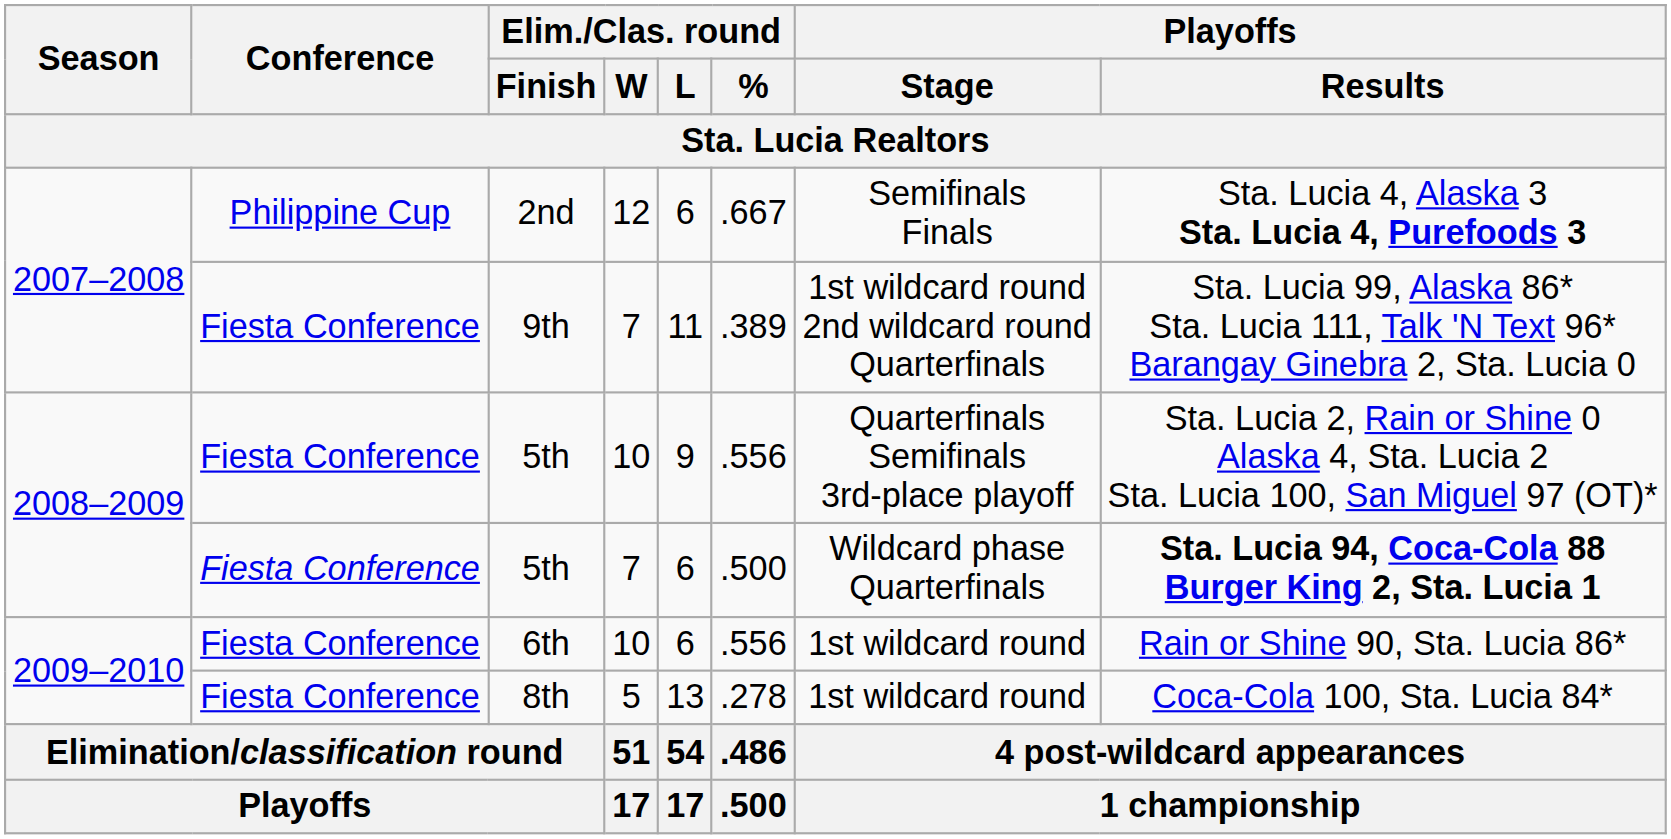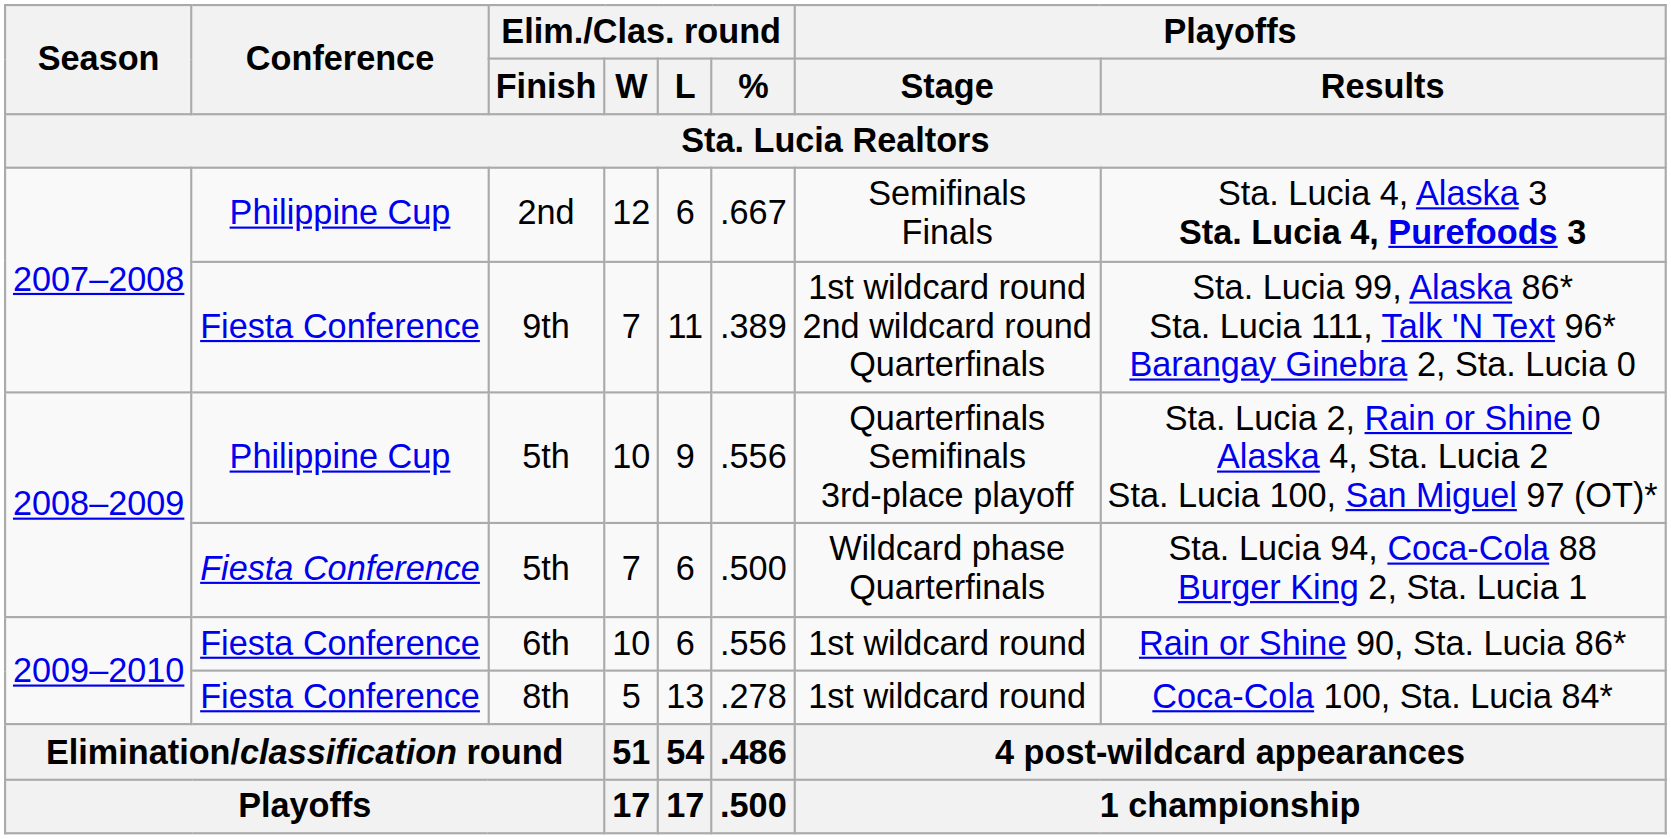(340, 457) Fiesta Conference -> (340, 457) Philippine Cup
(1383, 569) bold -> (1383, 569) normal
